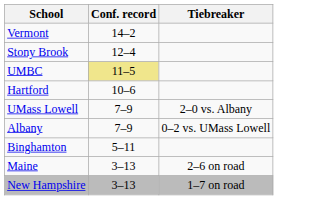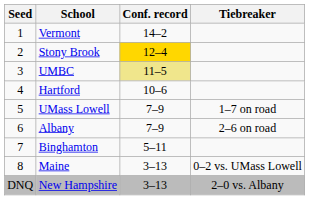+ column: (20, 14)
(124, 52) no background -> (155, 52) gold background
(216, 109) 2–0 vs. Albany -> (247, 109) 1–7 on road
(216, 128) 0–2 vs. UMass Lowell -> (247, 128) 2–6 on road
(216, 166) 2–6 on road -> (247, 166) 0–2 vs. UMass Lowell
(216, 185) 1–7 on road -> (247, 185) 2–0 vs. Albany
